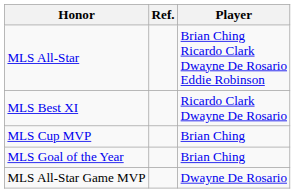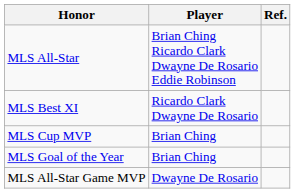columns swapped: (234, 14) <-> (163, 14)
